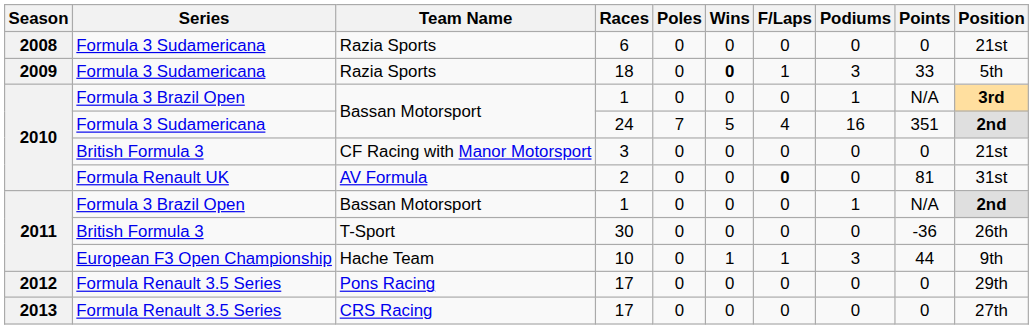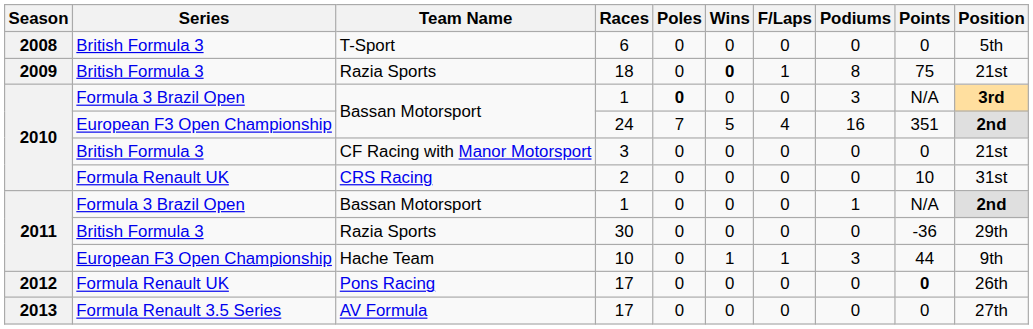(171, 45) Formula 3 Sudamericana -> (140, 45) British Formula 3
(388, 45) Razia Sports -> (367, 45) T-Sport
(991, 45) 21st -> (991, 45) 5th
(171, 72) Formula 3 Sudamericana -> (140, 72) British Formula 3
(855, 72) 3 -> (855, 72) 8
(925, 72) 33 -> (925, 72) 75
(991, 72) 5th -> (991, 72) 21st
(679, 98) normal -> (679, 98) bold
(855, 98) 1 -> (855, 98) 3
(171, 125) Formula 3 Sudamericana -> (204, 125) European F3 Open Championship
(384, 178) AV Formula -> (386, 178) CRS Racing
(785, 178) bold -> (785, 178) normal
(925, 178) 81 -> (925, 178) 10
(367, 231) T-Sport -> (388, 231) Razia Sports
(991, 231) 26th -> (991, 231) 29th
(179, 284) Formula Renault 3.5 Series -> (153, 284) Formula Renault UK
(925, 284) normal -> (925, 284) bold
(991, 284) 29th -> (991, 284) 26th
(386, 311) CRS Racing -> (384, 311) AV Formula
